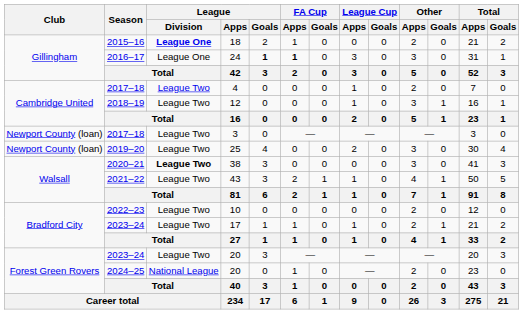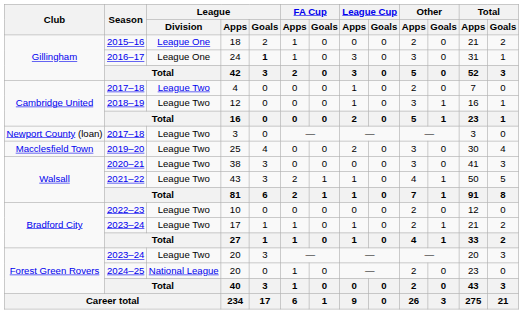(184, 42) bold -> (184, 42) normal
(295, 57) bold -> (295, 57) normal
(55, 149) Newport County (loan) -> (55, 149) Macclesfield Town
(184, 164) bold -> (184, 164) normal
